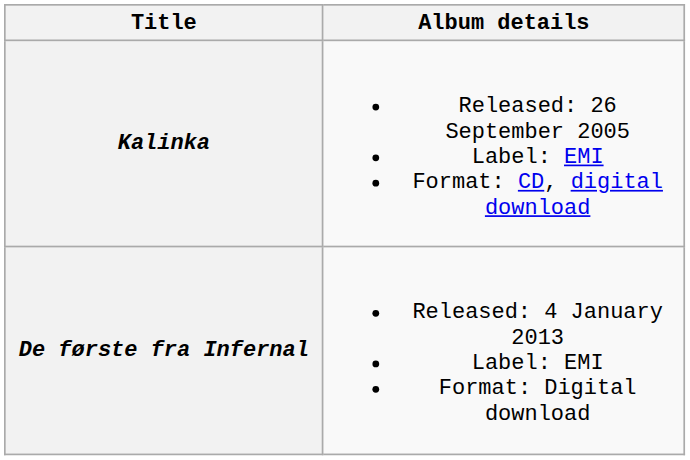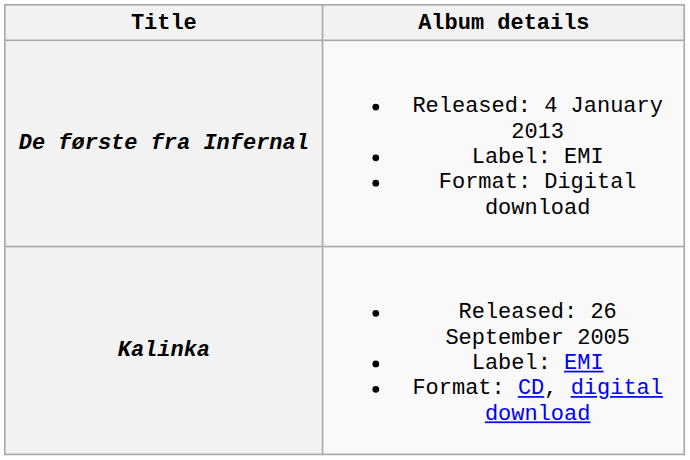rows swapped: (164, 144) <-> (164, 350)
